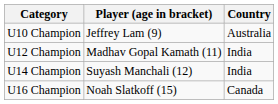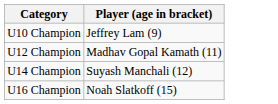- column: (249, 14)
